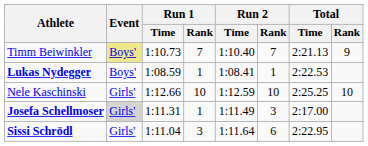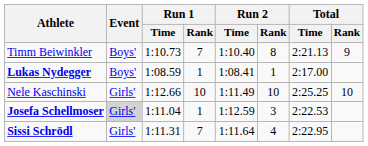(123, 53) khaki background -> (123, 53) no background
(273, 53) 7 -> (273, 53) 8
(310, 72) 2:22.53 -> (310, 72) 2:17.00
(237, 92) 1:12.59 -> (237, 92) 1:11.49
(163, 112) 1:11.31 -> (163, 112) 1:11.04
(237, 112) 1:11.49 -> (237, 112) 1:12.59
(310, 112) 2:17.00 -> (310, 112) 2:22.53
(163, 131) 1:11.04 -> (163, 131) 1:11.31
(200, 131) 3 -> (200, 131) 7
(273, 131) 6 -> (273, 131) 4
